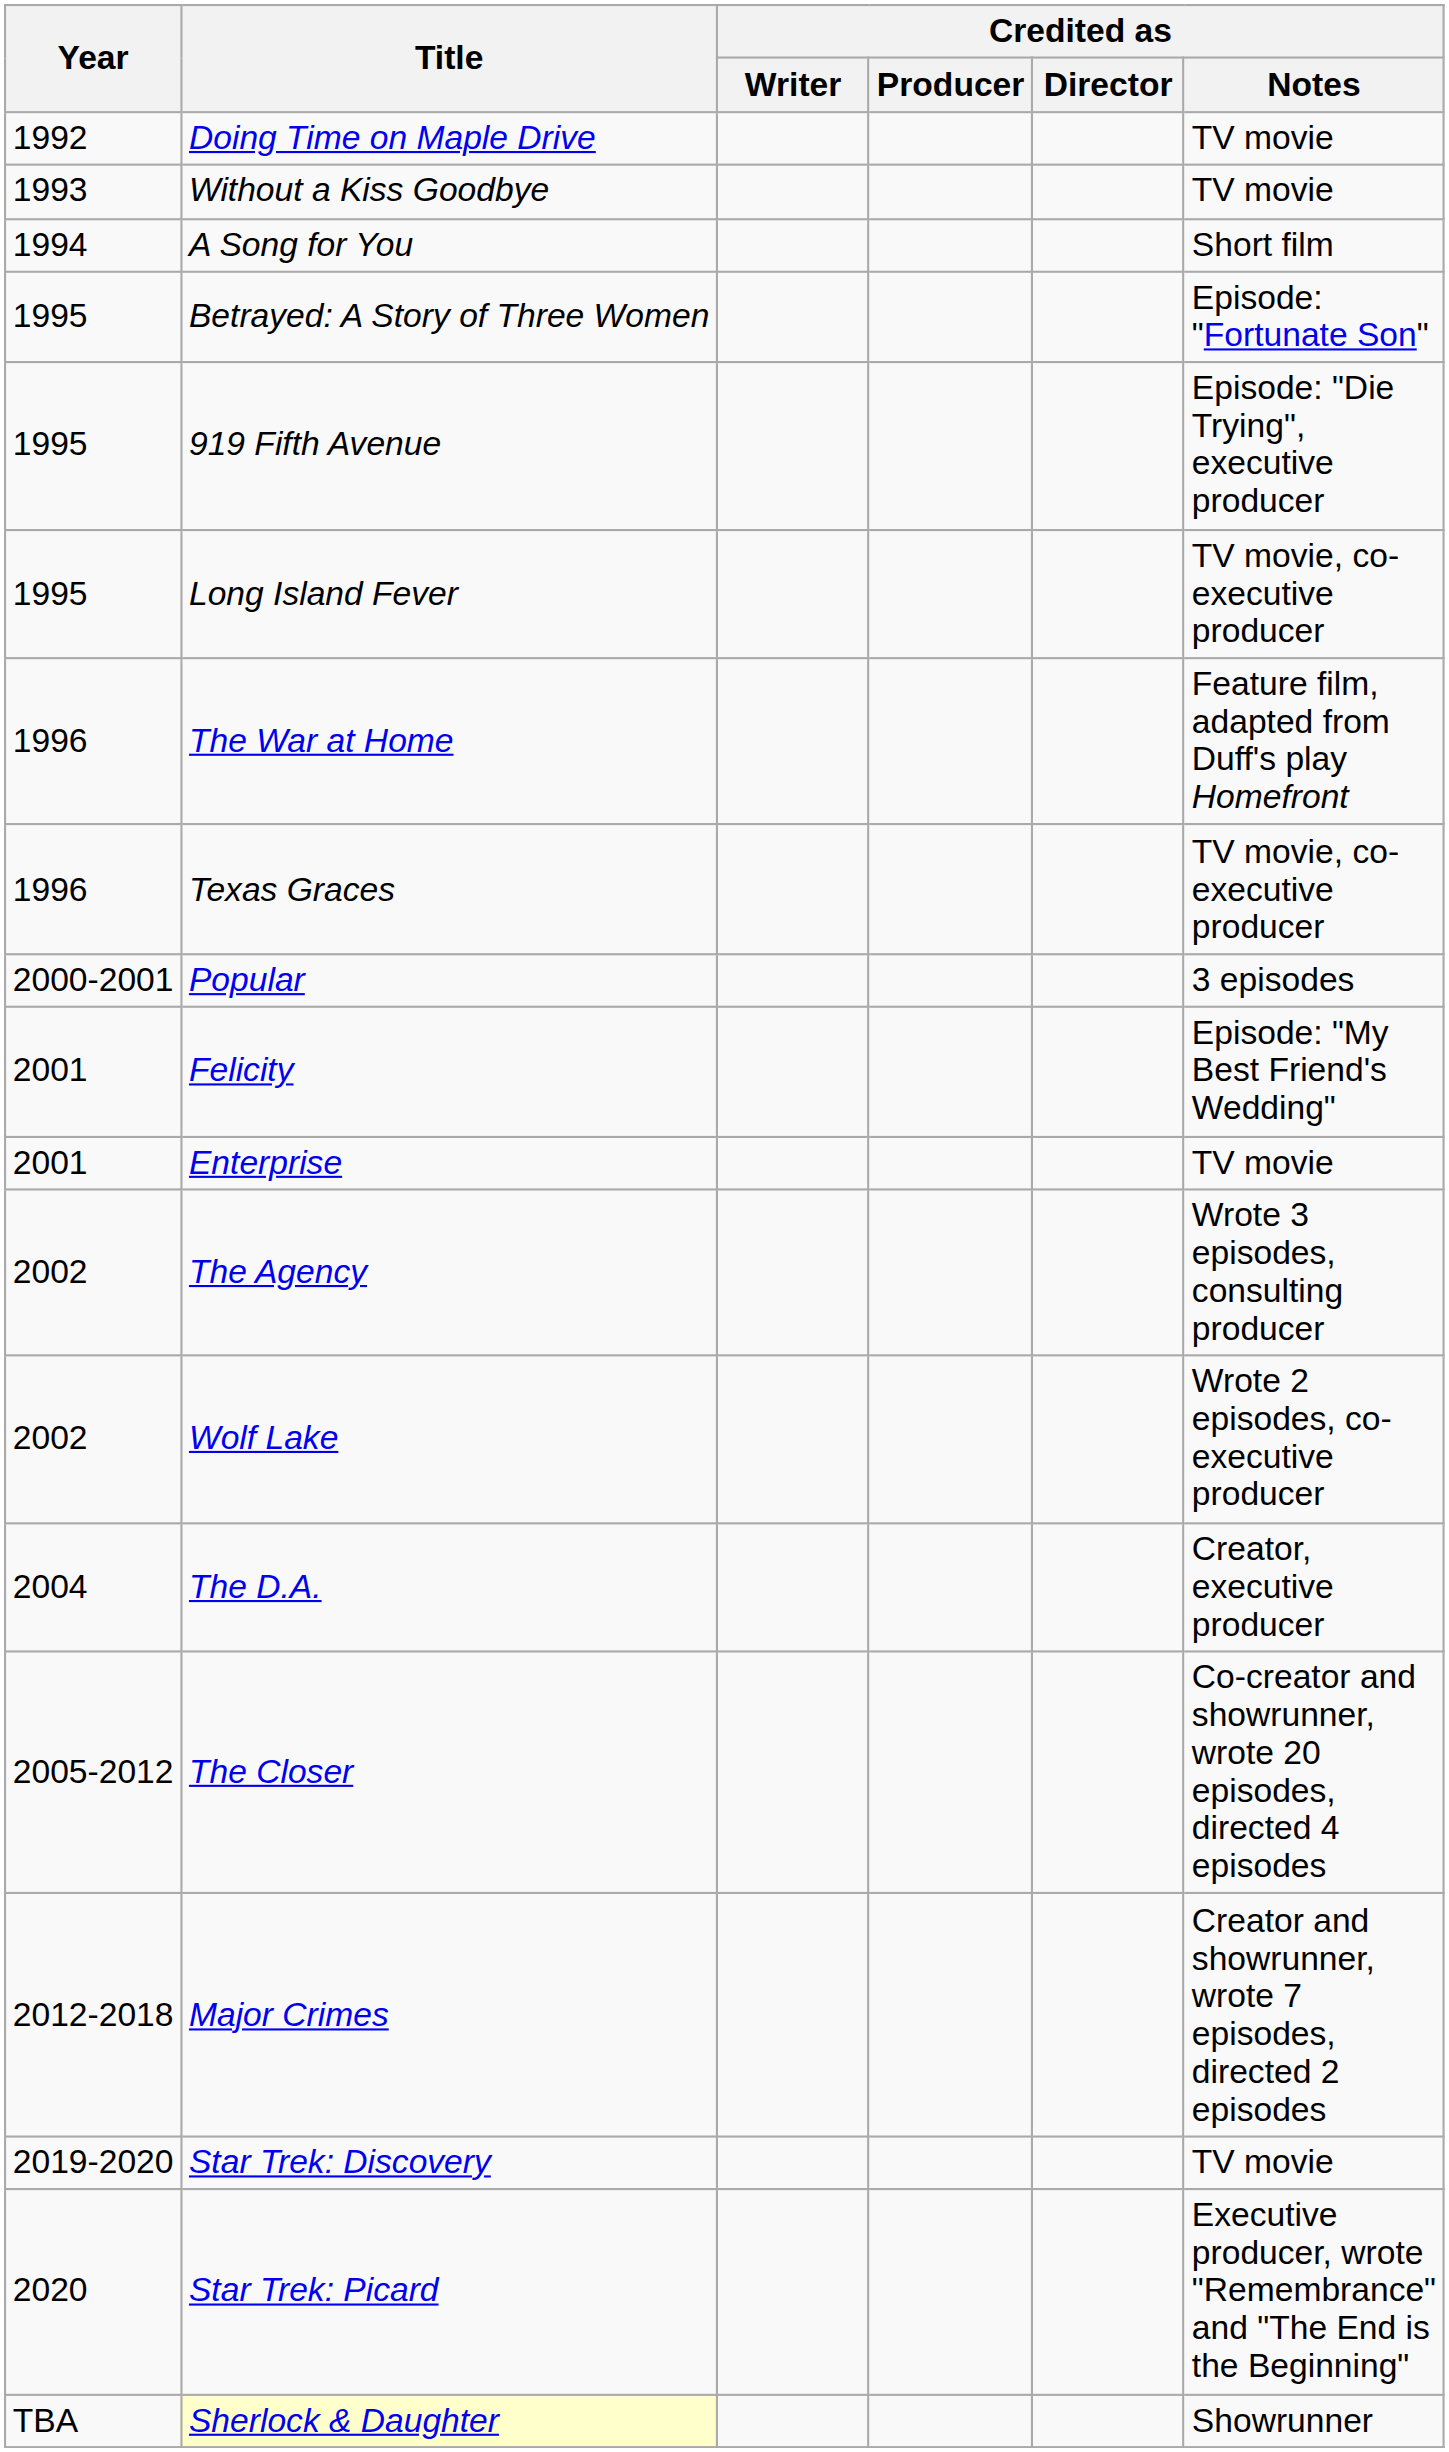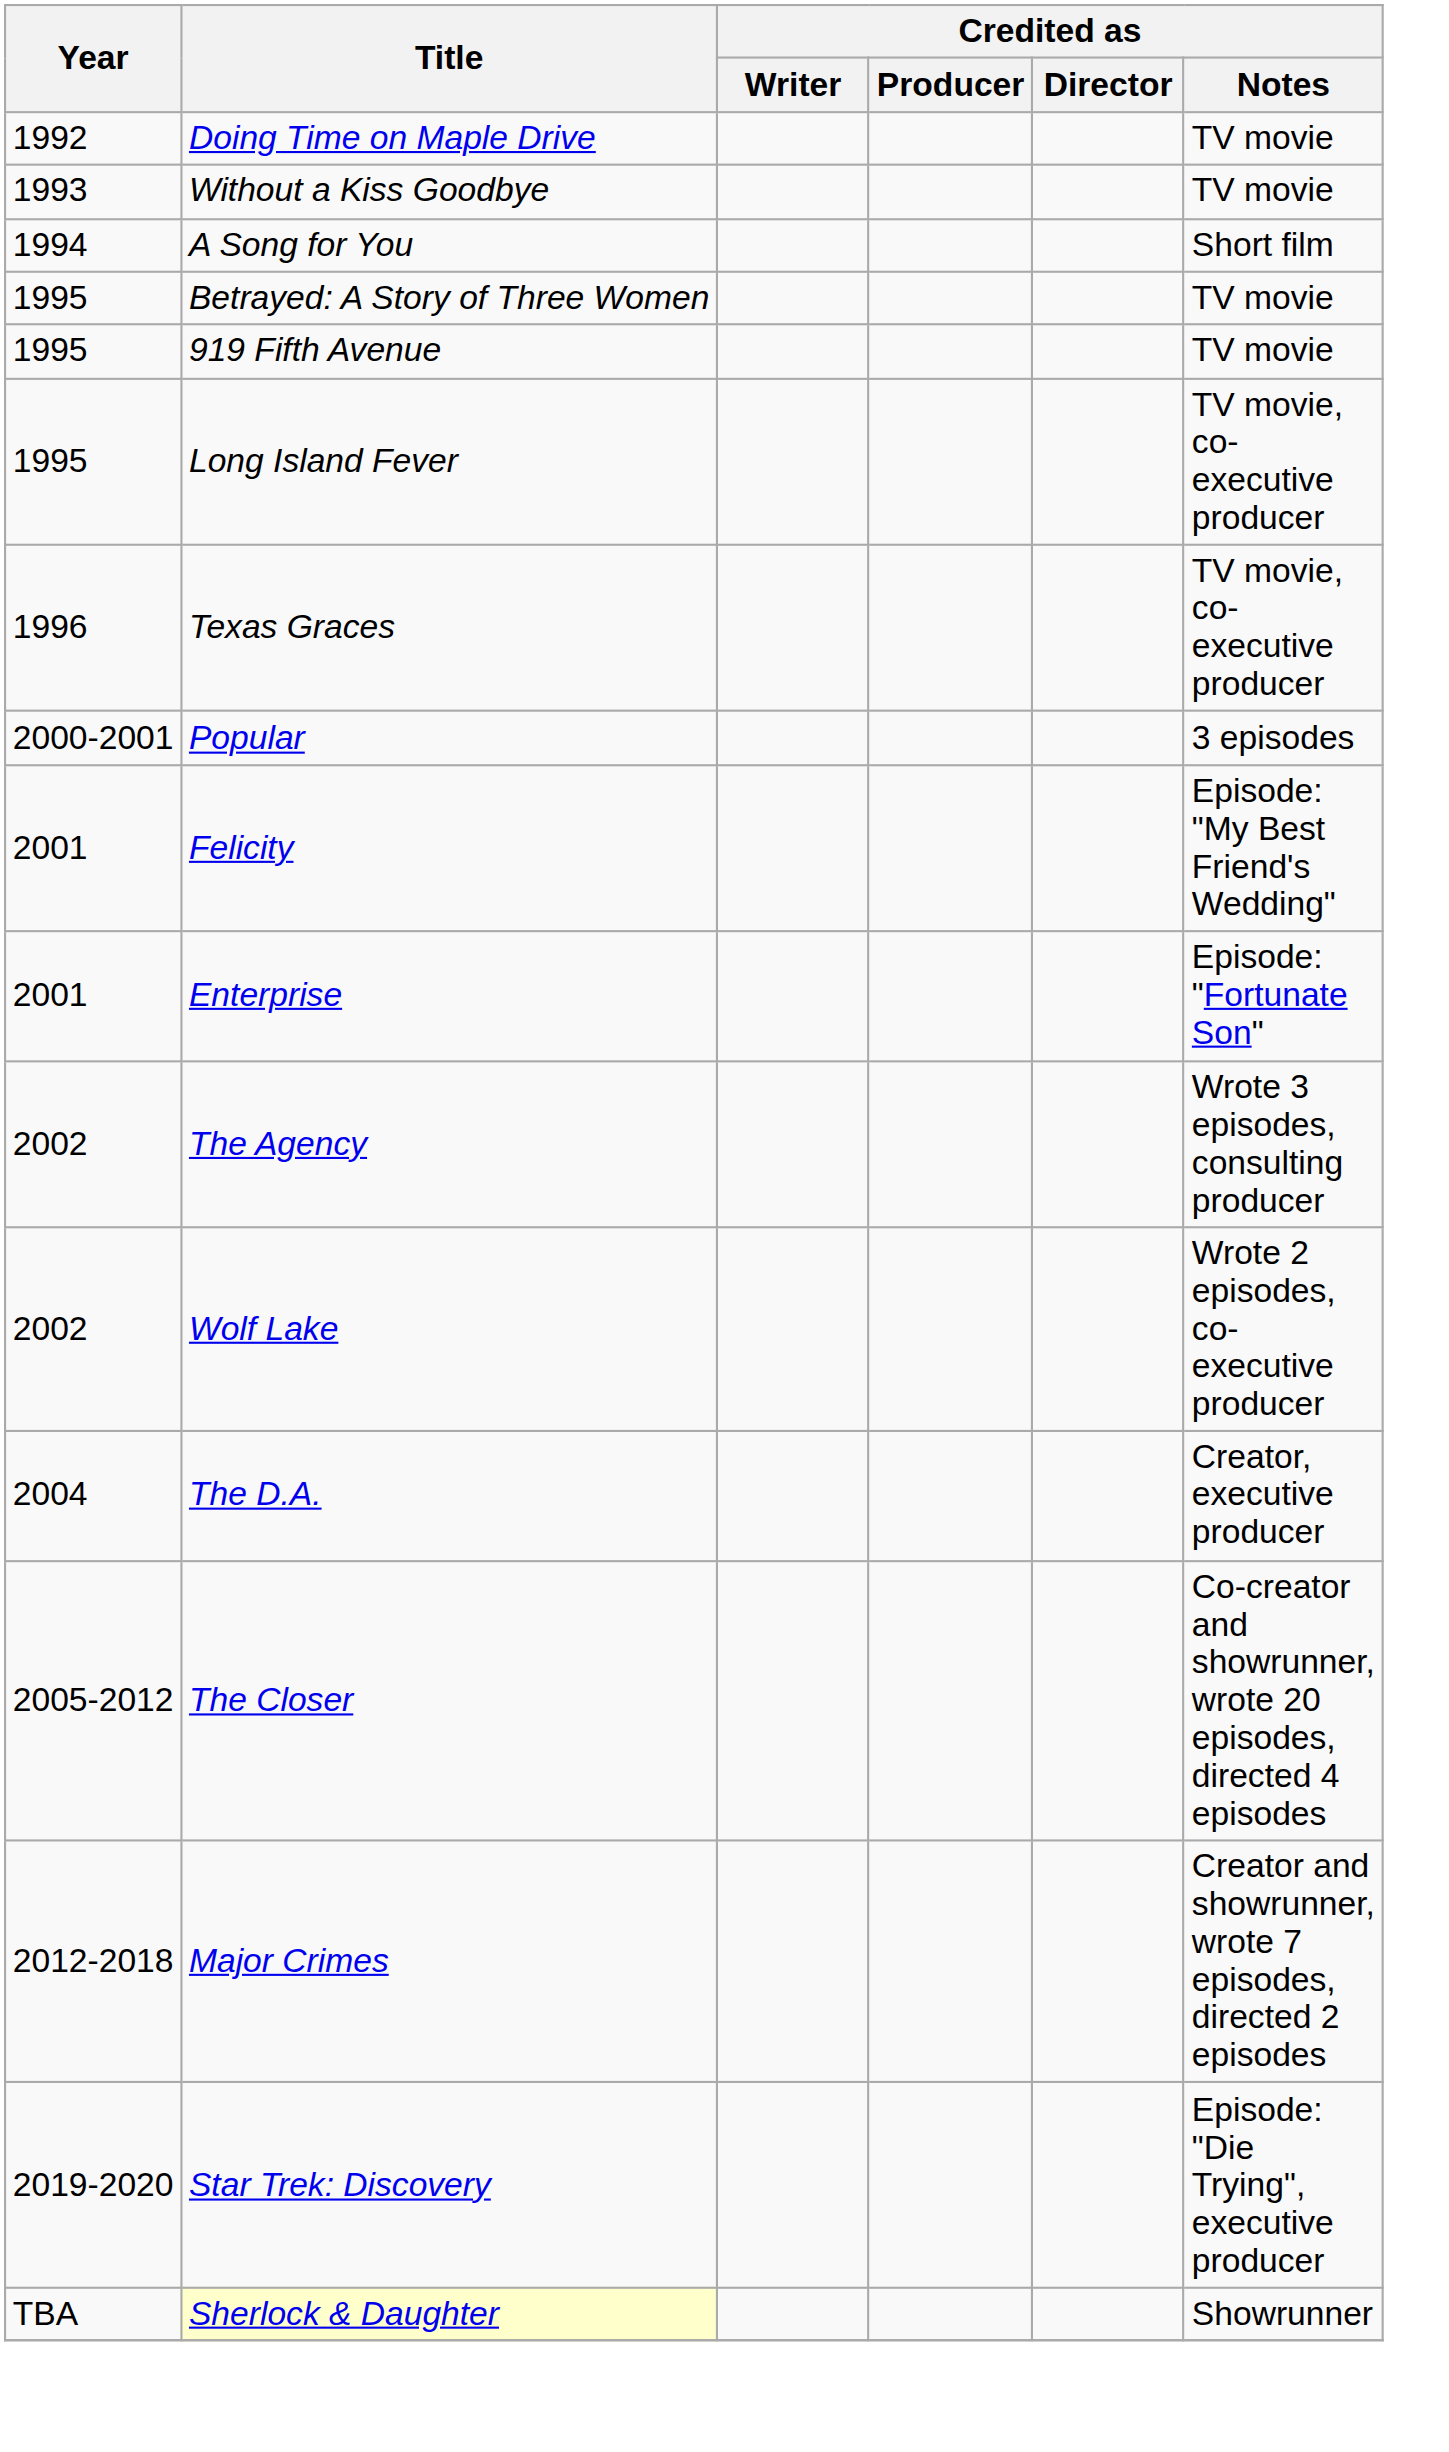(1310, 316) Episode: "Fortunate Son" -> (1263, 297) TV movie
(1293, 445) Episode: "Die Trying", executive producer -> (1263, 350) TV movie
- row: (321, 740)
(1263, 1161) TV movie -> (1270, 995) Episode: "Fortunate Son"
(1263, 2162) TV movie -> (1263, 2184) Episode: "Die Trying", executive producer
- row: (314, 2291)
